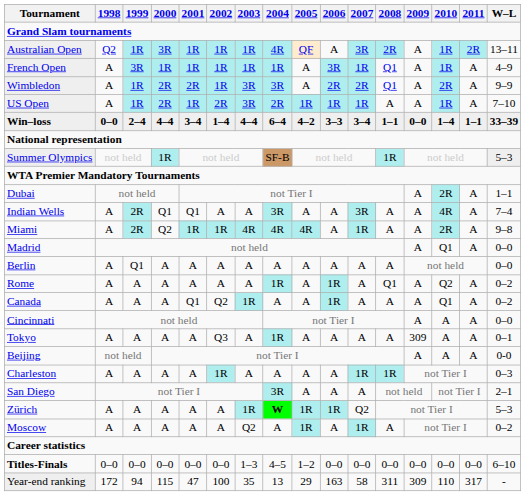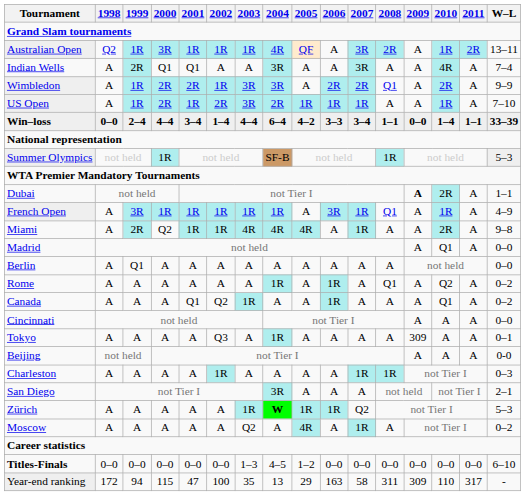rows swapped: (36, 67) <-> (36, 211)
(418, 193) normal -> (418, 193) bold
(306, 427) 1R -> (306, 427) 4R
